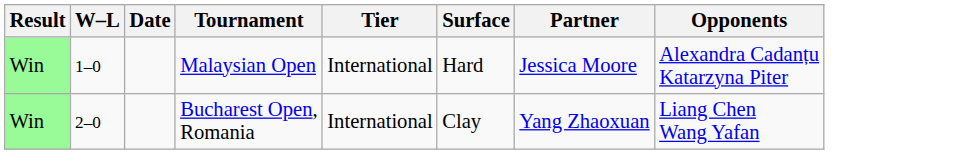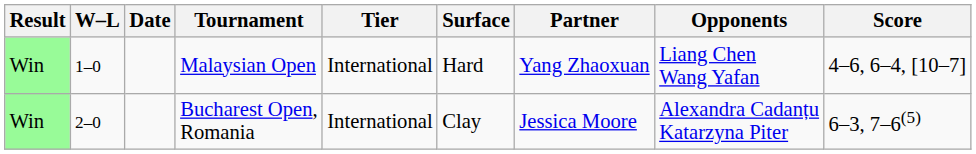+ column: (897, 20)
(578, 65) Jessica Moore -> (584, 65) Yang Zhaoxuan
(739, 65) Alexandra Cadanțu Katarzyna Piter -> (709, 65) Liang Chen Wang Yafan
(584, 121) Yang Zhaoxuan -> (578, 121) Jessica Moore
(709, 121) Liang Chen Wang Yafan -> (739, 121) Alexandra Cadanțu Katarzyna Piter
